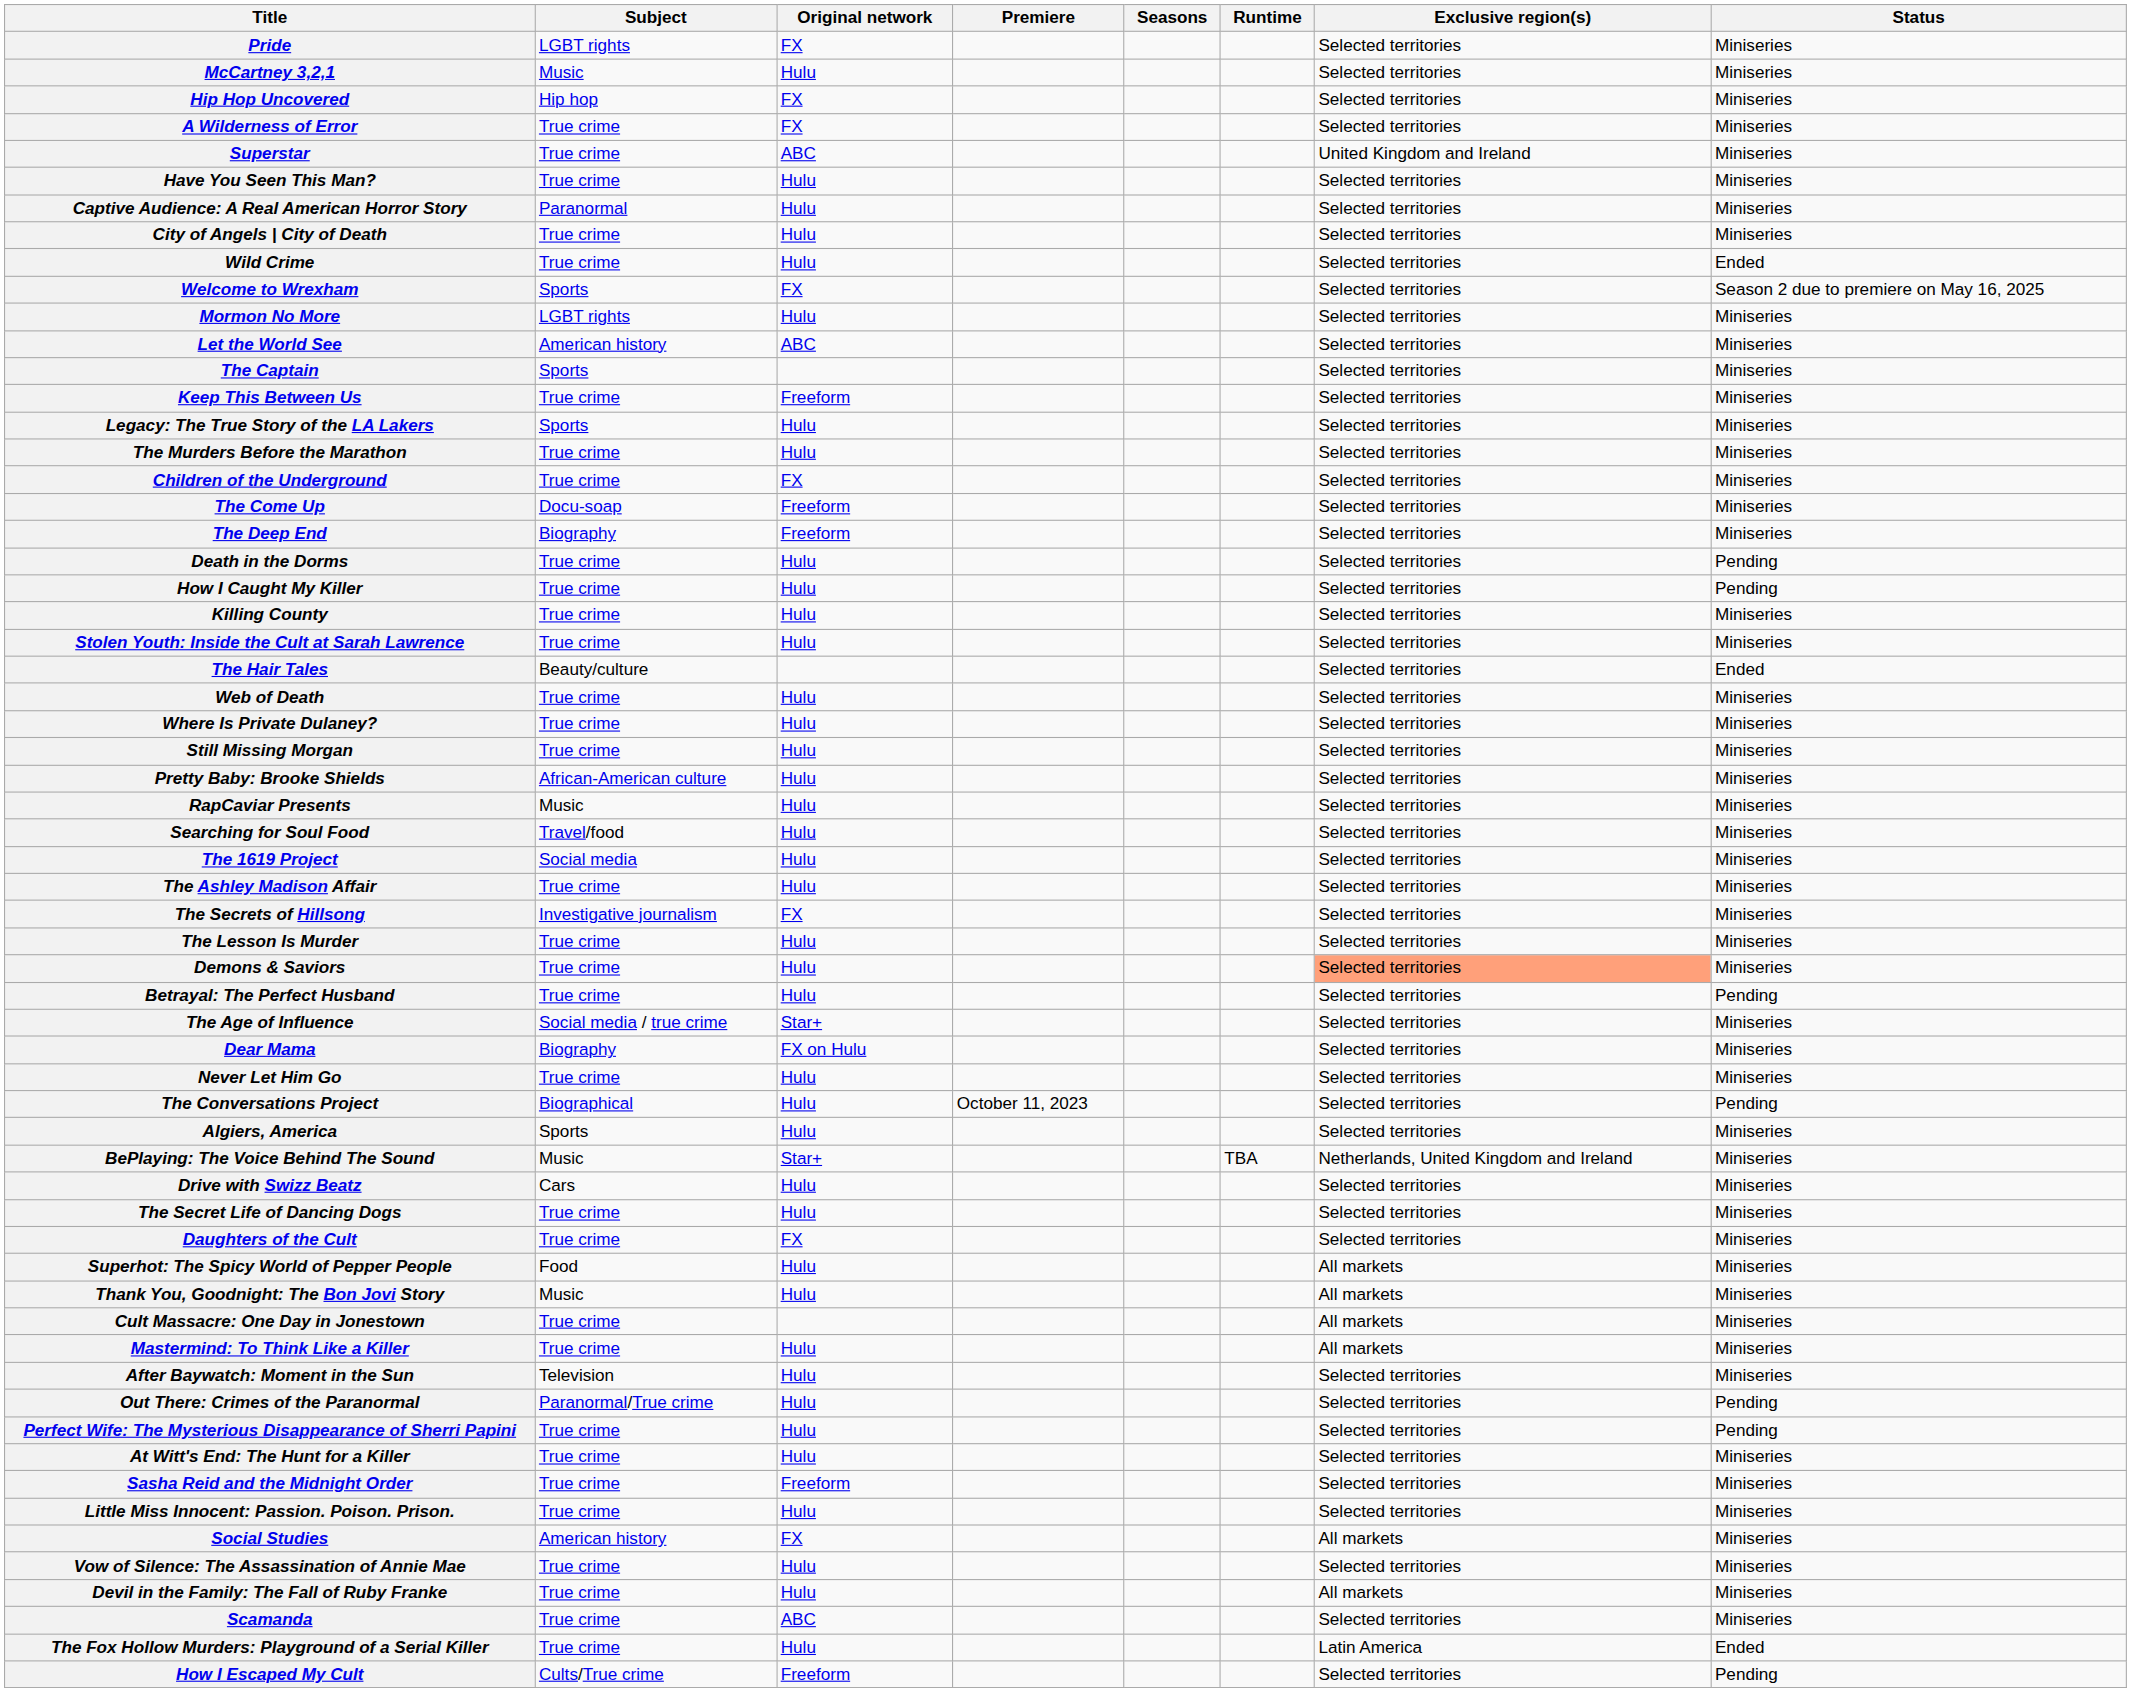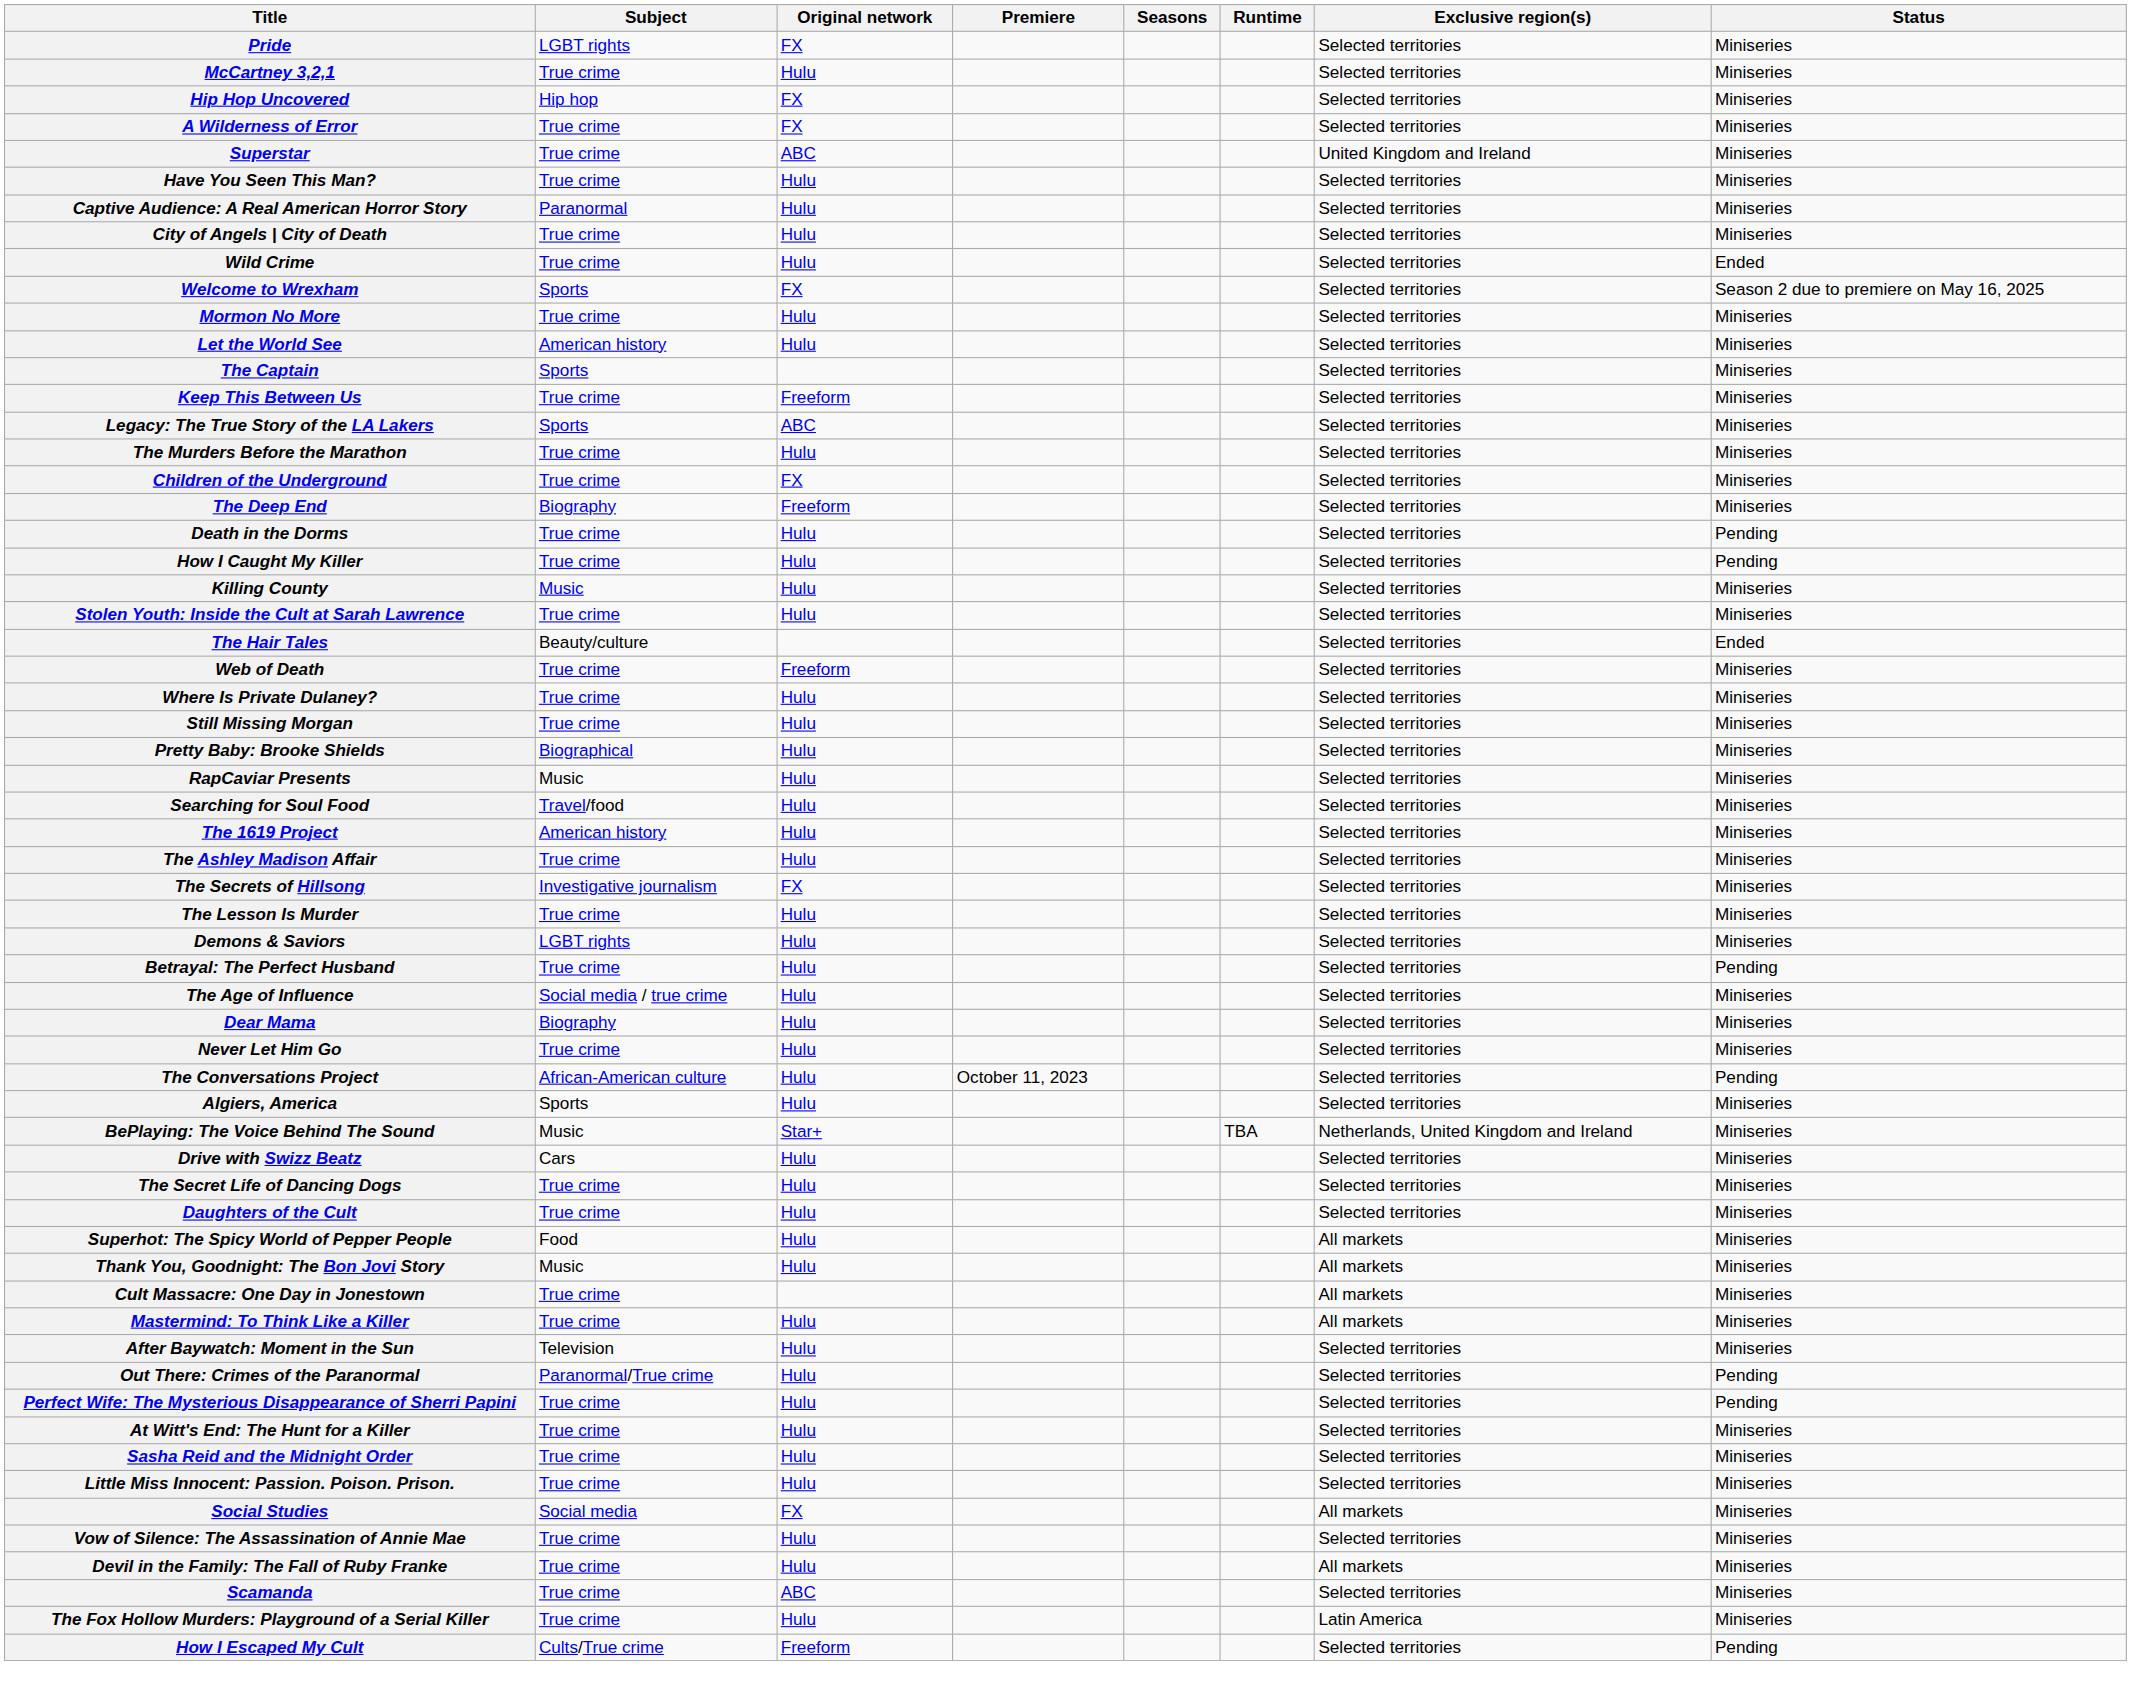(561, 72) Music -> (580, 72) True crime
(584, 316) LGBT rights -> (580, 316) True crime
(798, 343) ABC -> (798, 343) Hulu
(798, 425) Hulu -> (798, 425) ABC
- row: (270, 506)
(580, 615) True crime -> (561, 588) Music
(798, 696) Hulu -> (815, 669) Freeform
(633, 778) African-American culture -> (586, 751) Biographical
(588, 859) Social media -> (603, 832) American history
(580, 968) True crime -> (584, 941) LGBT rights
(1390, 968) lightsalmon background -> (1390, 941) no background
(801, 1022) Star+ -> (798, 995) Hulu
(824, 1049) FX on Hulu -> (798, 1022) Hulu
(586, 1104) Biographical -> (633, 1076) African-American culture
(792, 1239) FX -> (798, 1212) Hulu
(815, 1484) Freeform -> (798, 1457) Hulu
(603, 1538) American history -> (588, 1511) Social media
(1740, 1647) Ended -> (1753, 1619) Miniseries
